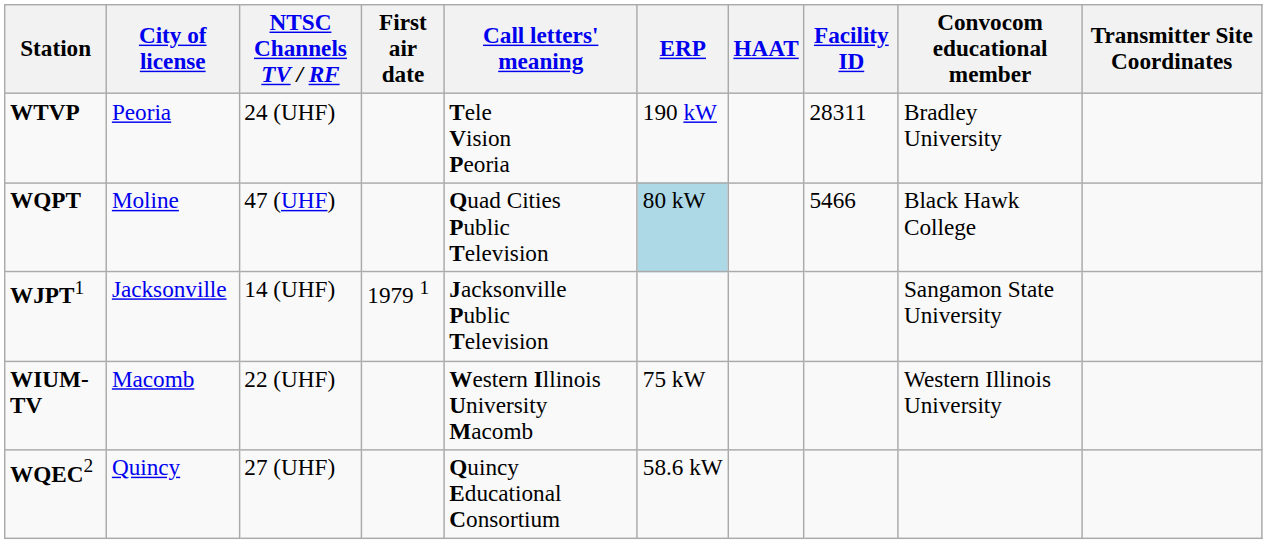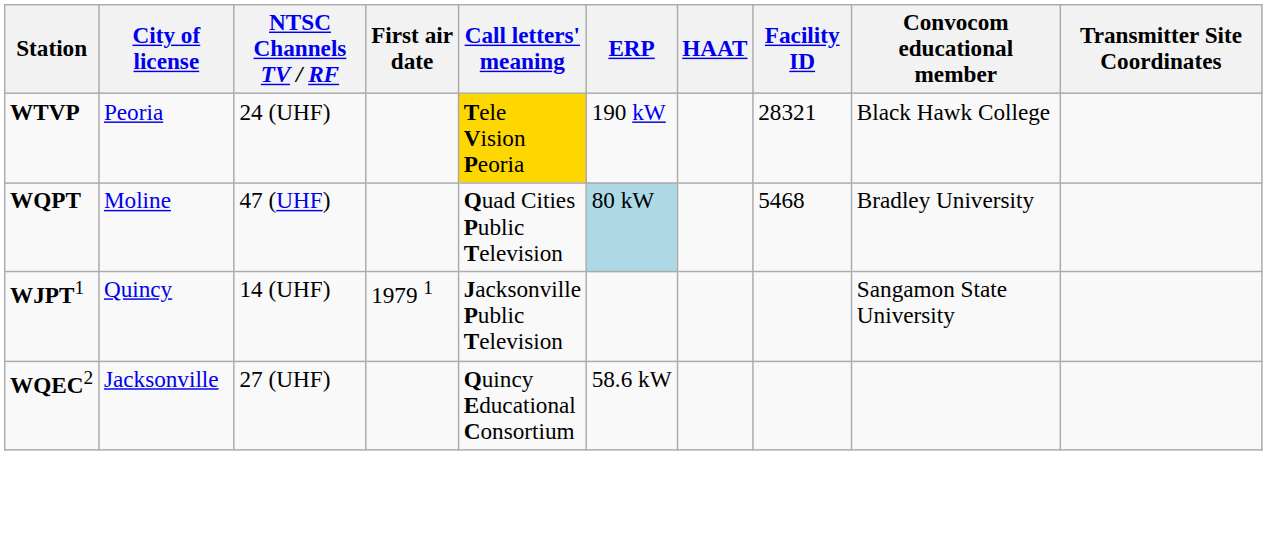(480, 137) no background -> (495, 137) gold background
(838, 111) 28311 -> (787, 111) 28321
(953, 124) Bradley University -> (953, 111) Black Hawk College
(833, 200) 5466 -> (781, 200) 5468
(962, 213) Black Hawk College -> (945, 200) Bradley University
(169, 289) Jacksonville -> (138, 289) Quincy
- row: (49, 391)
(146, 467) Quincy -> (161, 378) Jacksonville
